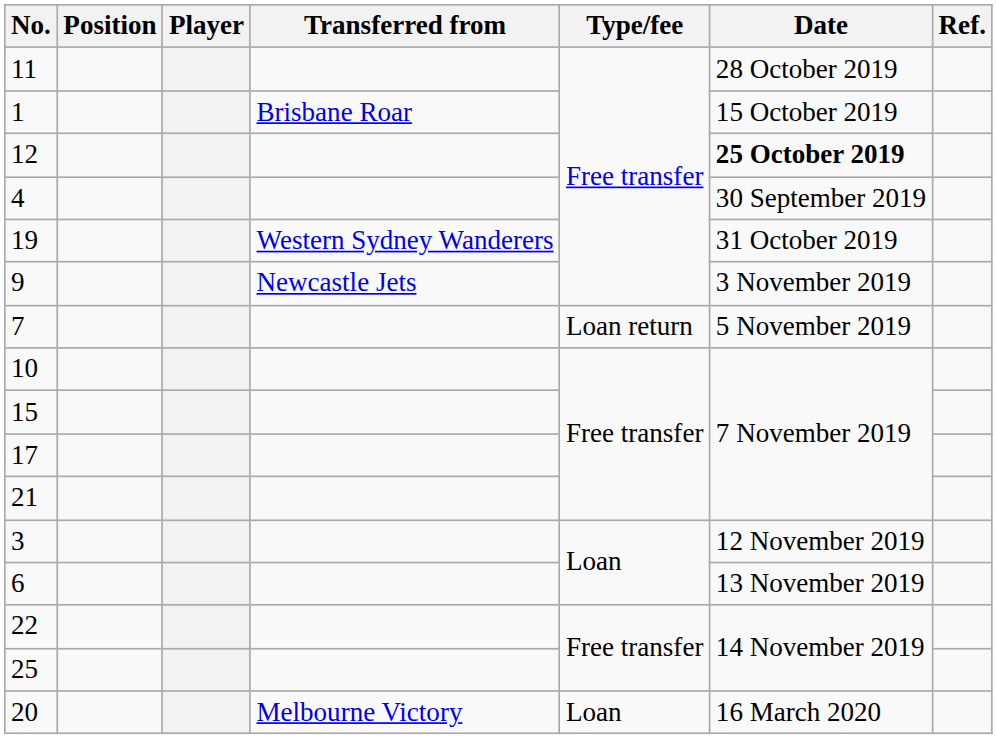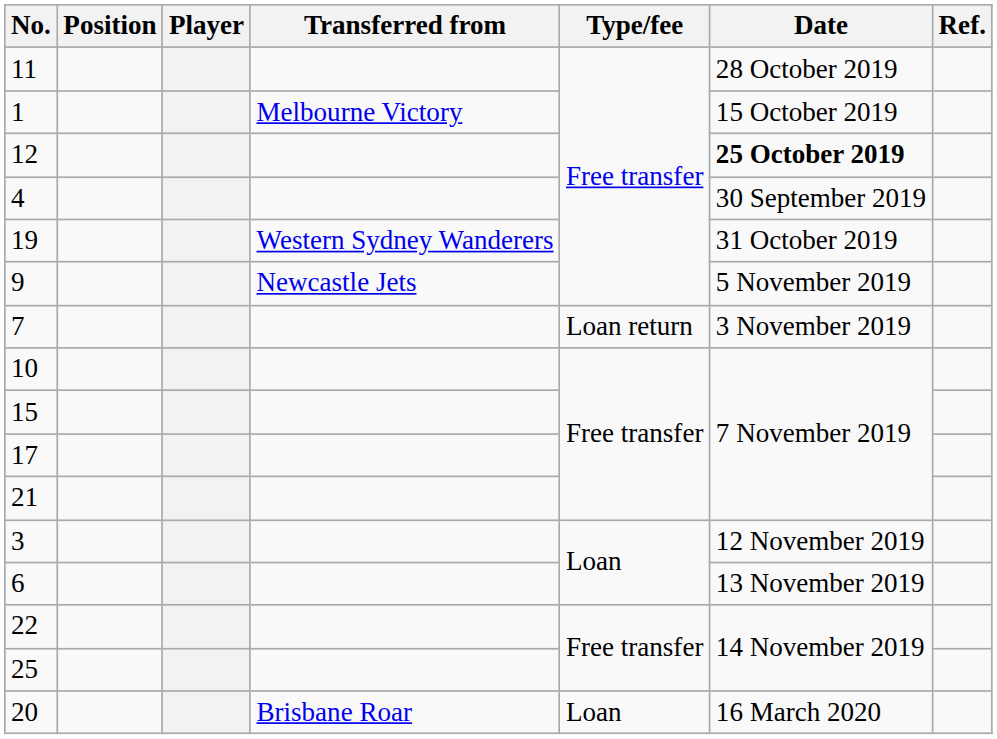(334, 111) Brisbane Roar -> (359, 111) Melbourne Victory
(813, 283) 3 November 2019 -> (813, 283) 5 November 2019
(813, 326) 5 November 2019 -> (813, 326) 3 November 2019
(359, 712) Melbourne Victory -> (334, 712) Brisbane Roar
